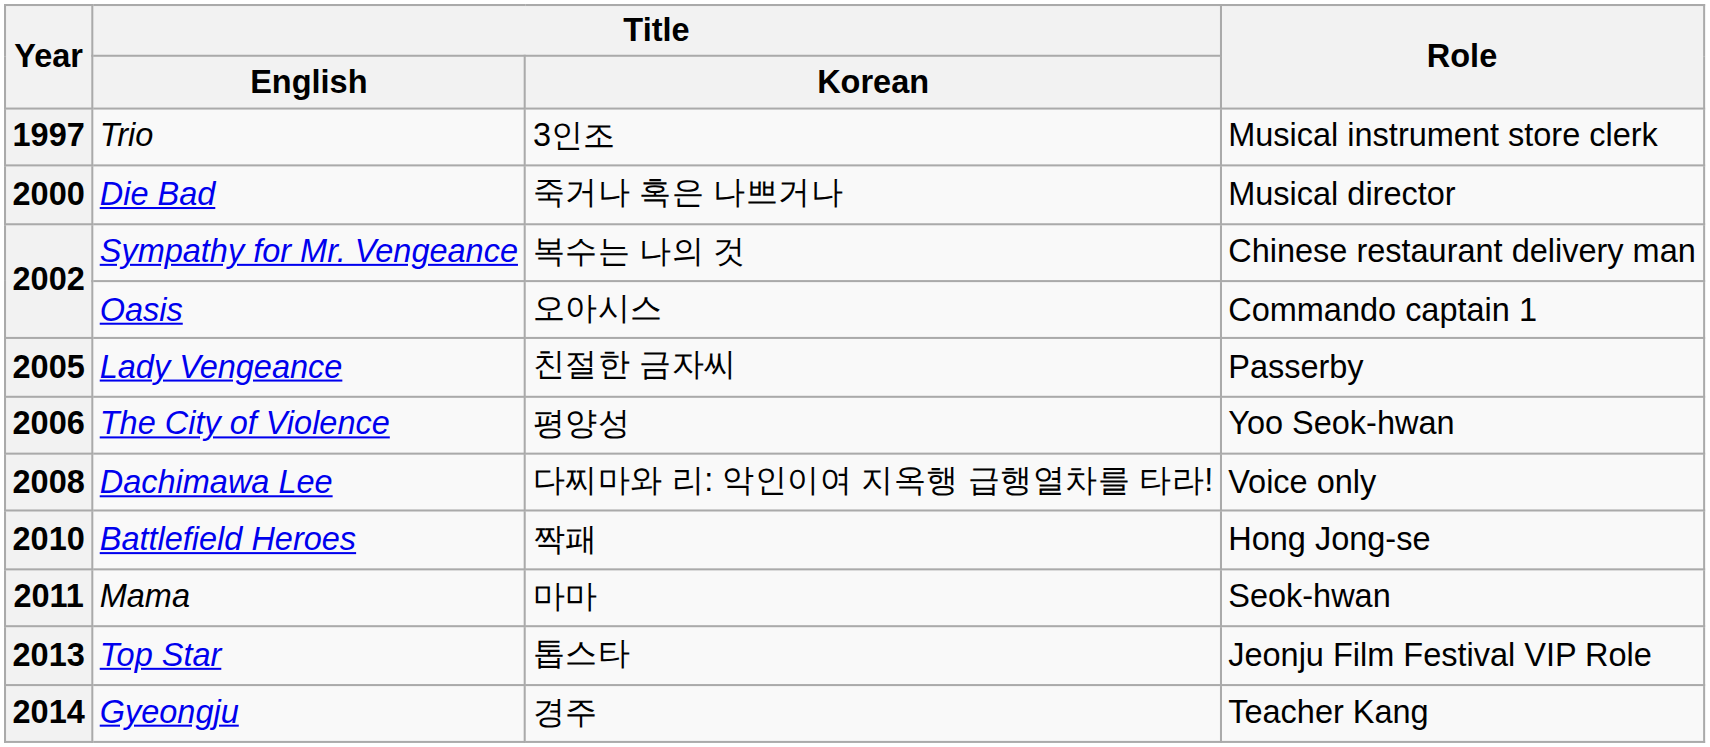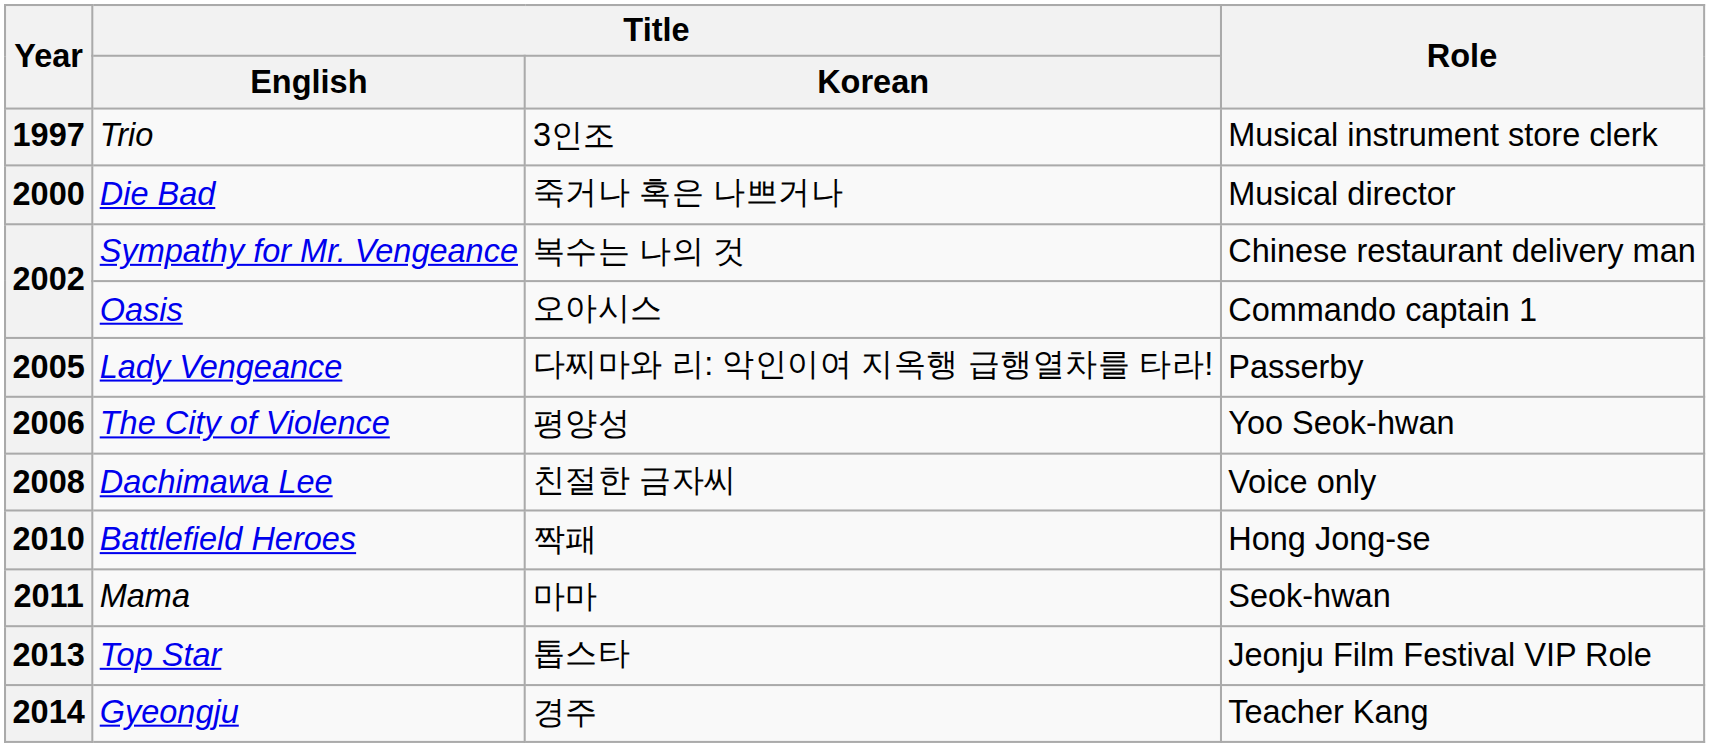(635, 365) 친절한 금자씨 -> (873, 365) 다찌마와 리: 악인이여 지옥행 급행열차를 타라!
(873, 480) 다찌마와 리: 악인이여 지옥행 급행열차를 타라! -> (635, 480) 친절한 금자씨
